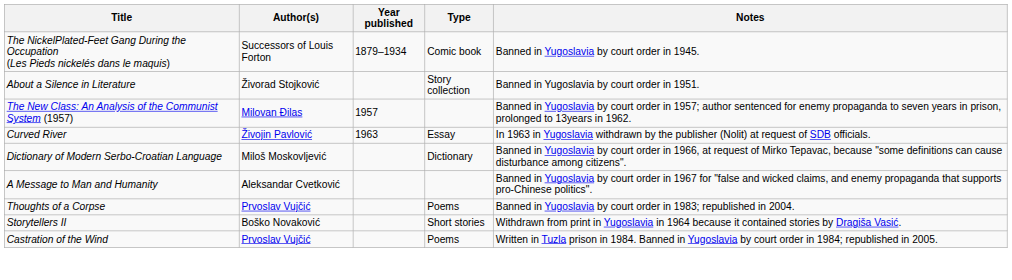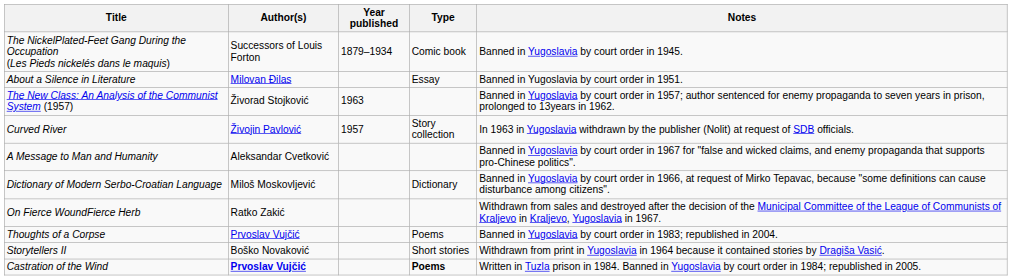(280, 85) Živorad Stojković -> (261, 79) Milovan Đilas
(448, 85) Story collection -> (426, 79) Essay
(272, 113) Milovan Đilas -> (270, 101) Živorad Stojković
(367, 113) 1957 -> (352, 101) 1963
(367, 135) 1963 -> (352, 129) 1957
(441, 135) Essay -> (433, 129) Story collection
rows swapped: (114, 157) <-> (82, 184)
+ row: (74, 212)
(276, 239) normal -> (268, 267) bold
(443, 239) normal -> (429, 267) bold
